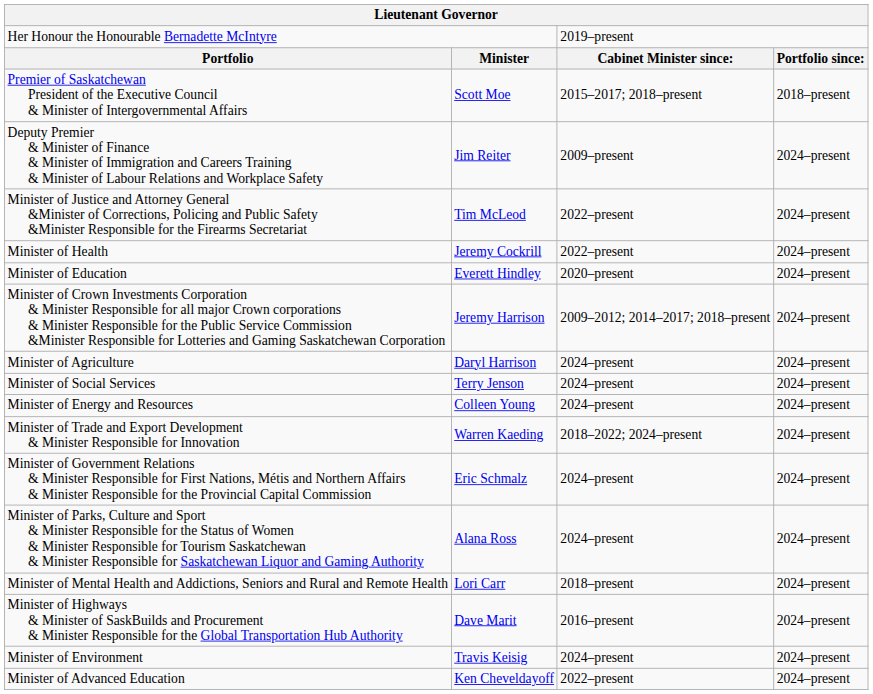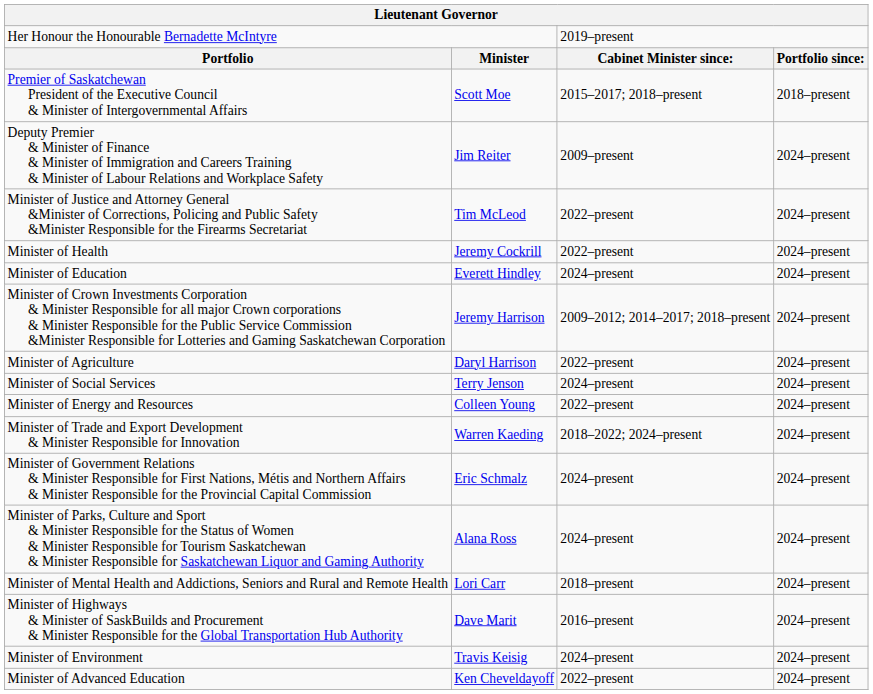(597, 273) 2020–present -> (597, 273) 2024–present
(597, 362) 2024–present -> (597, 362) 2022–present
(597, 405) 2024–present -> (597, 405) 2022–present
